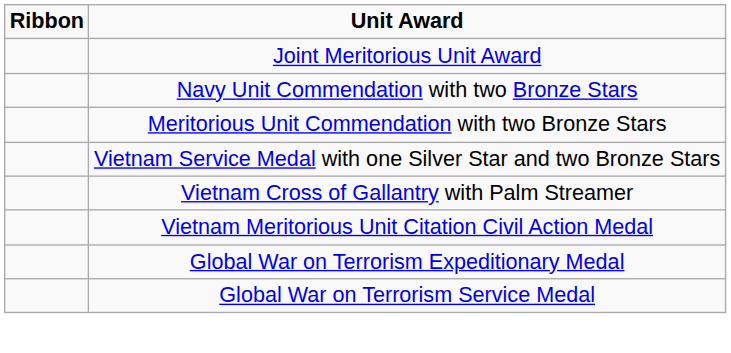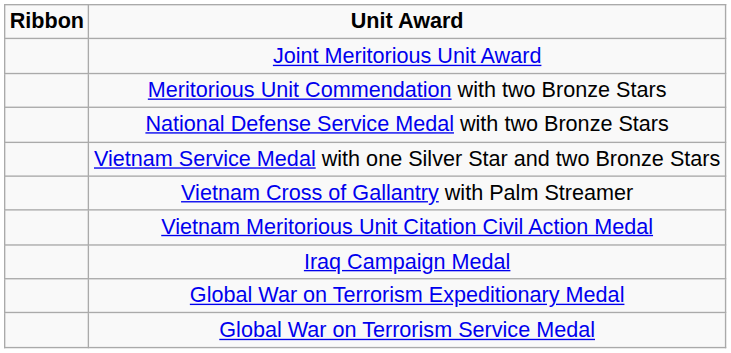- row: (407, 90)
+ row: (407, 124)
+ row: (407, 261)
